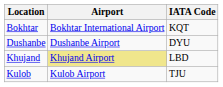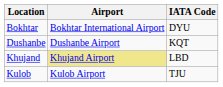(179, 27) KQT -> (180, 27) DYU
(180, 43) DYU -> (179, 43) KQT
